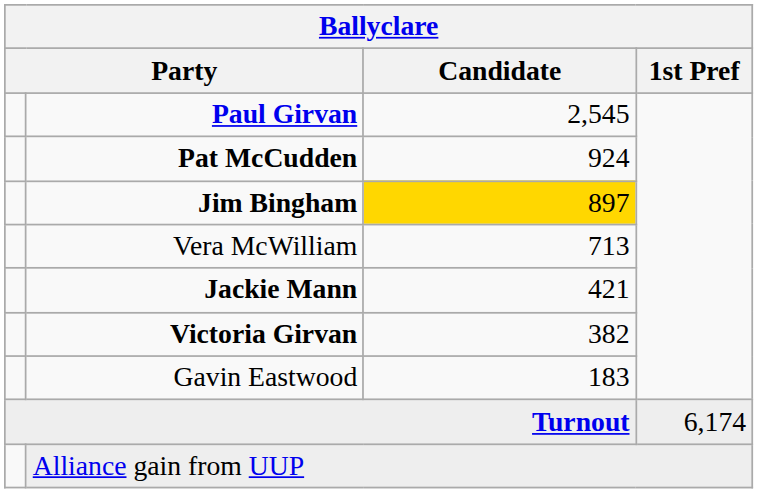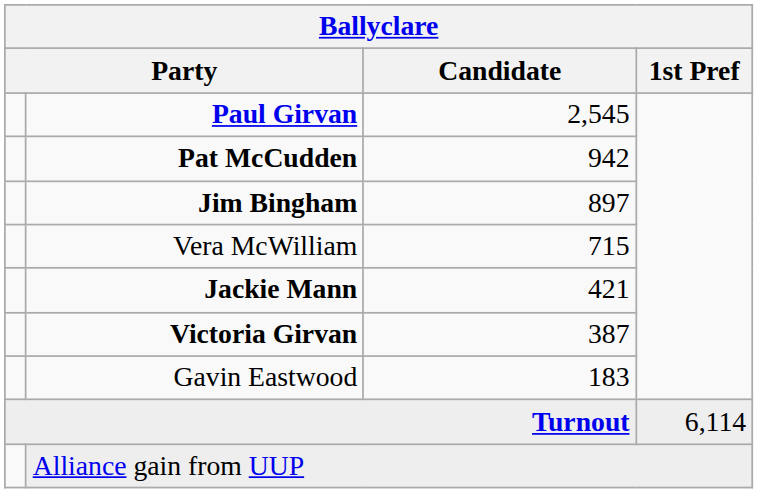(609, 158) 924 -> (609, 158) 942
(609, 202) gold background -> (609, 202) no background
(609, 245) 713 -> (609, 245) 715
(609, 333) 382 -> (609, 333) 387
(715, 421) 6,174 -> (715, 421) 6,114
